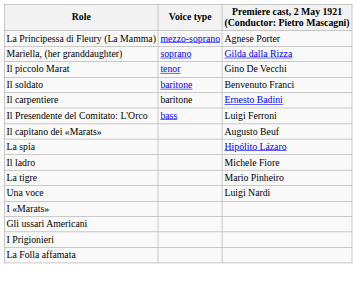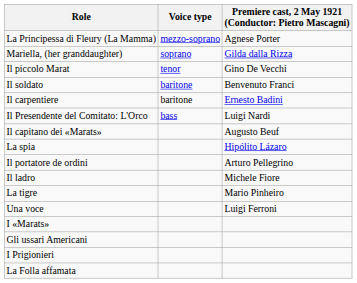(251, 116) Luigi Ferroni -> (247, 116) Luigi Nardi
+ row: (47, 162)
(247, 193) Luigi Nardi -> (251, 208) Luigi Ferroni
